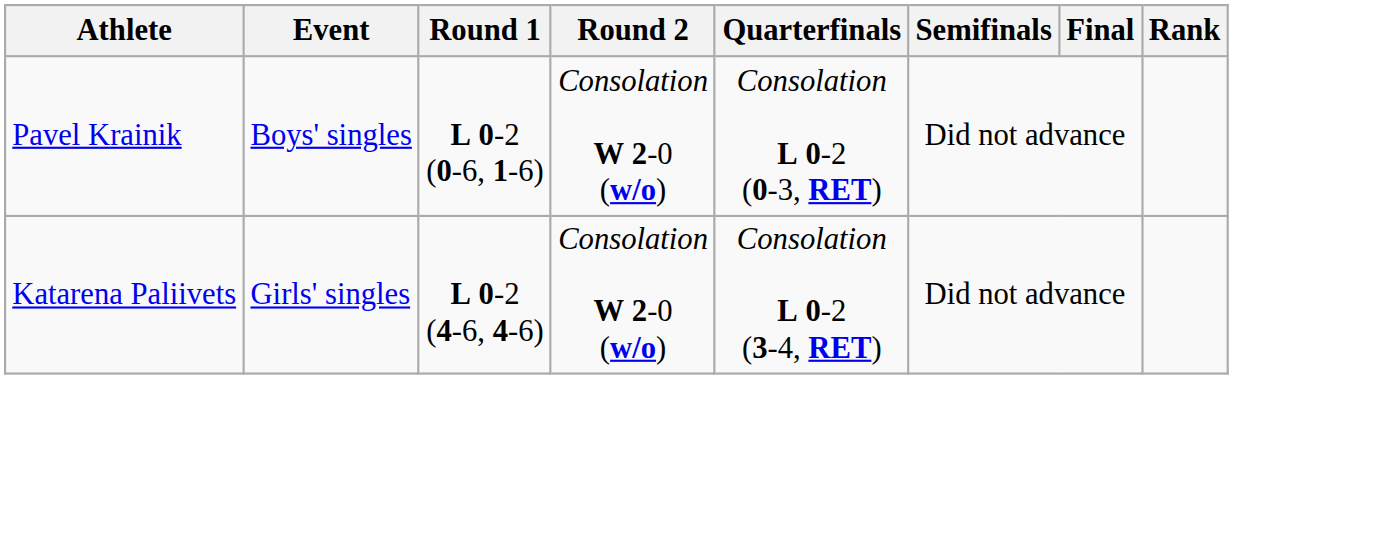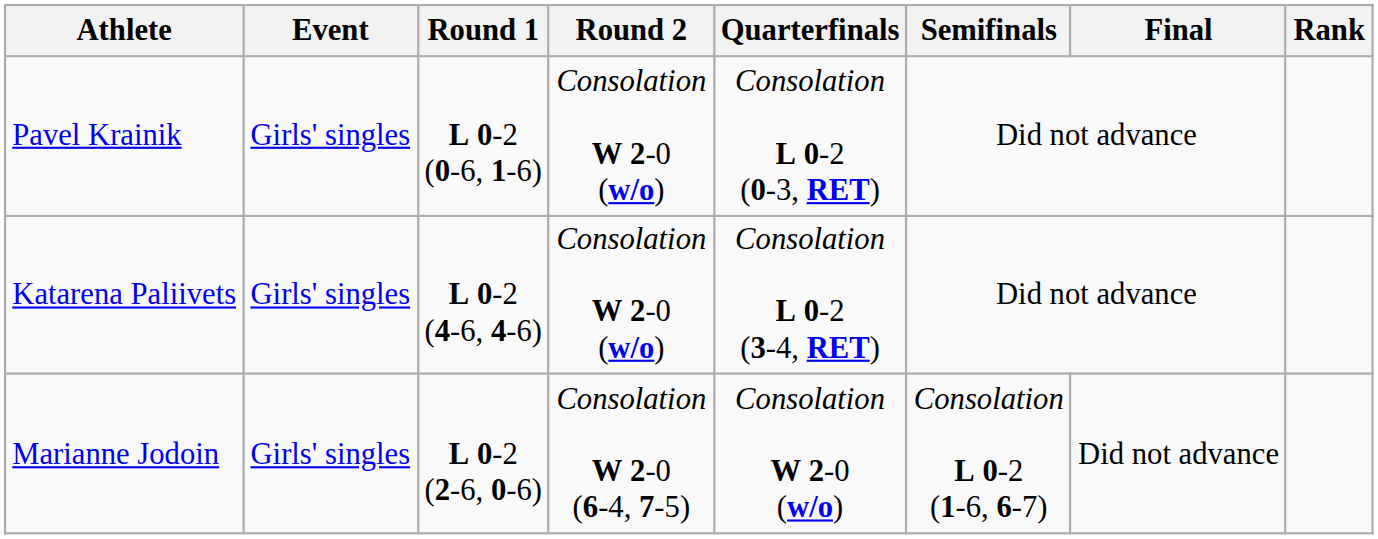(331, 135) Boys' singles -> (330, 135) Girls' singles
+ row: (116, 453)
